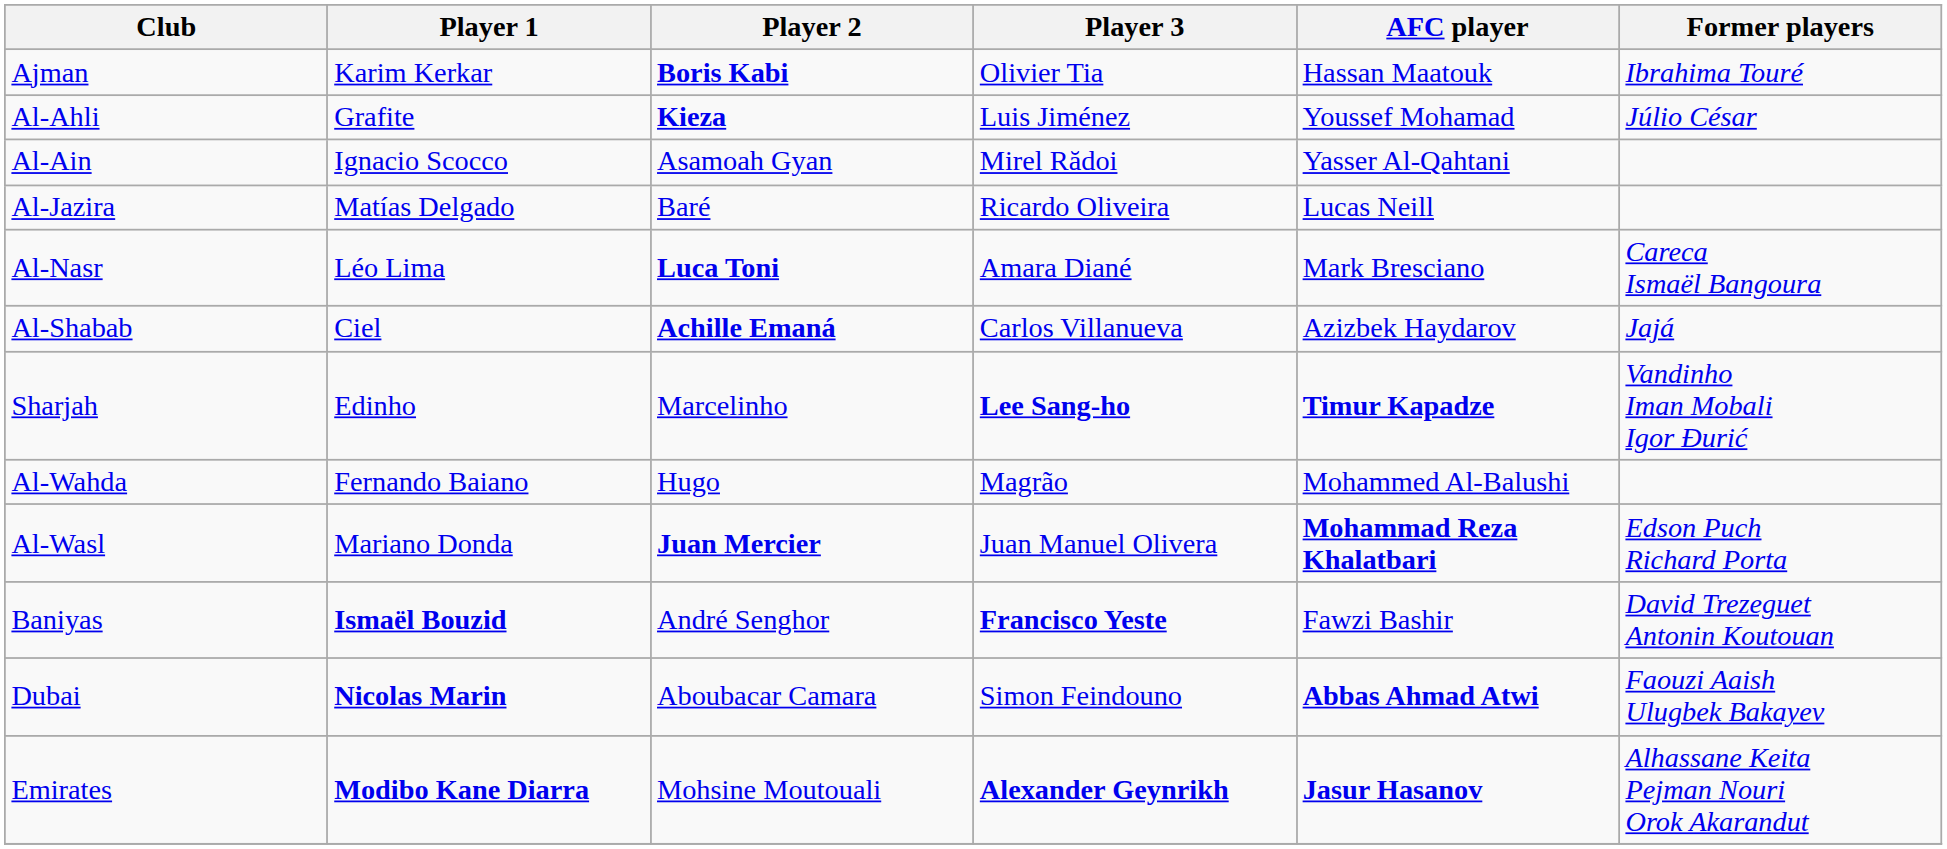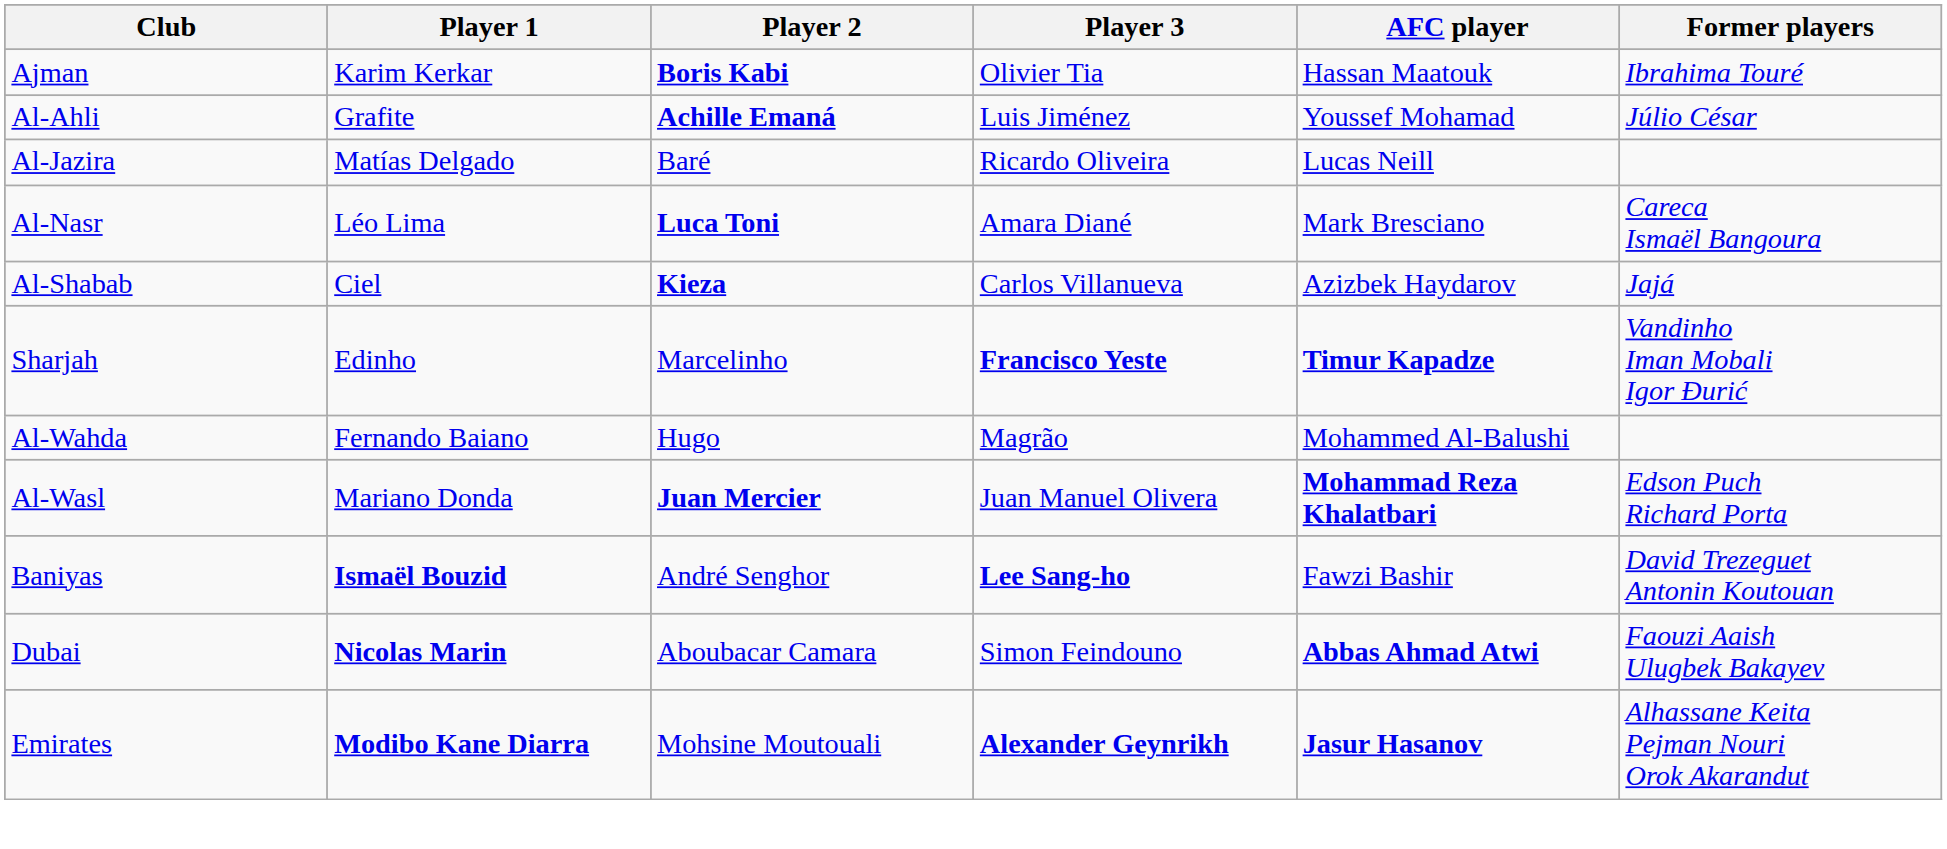(692, 116) Kieza -> (746, 116) Achille Emaná
- row: (52, 161)
(746, 328) Achille Emaná -> (692, 283) Kieza
(1055, 405) Lee Sang-ho -> (1073, 360) Francisco Yeste
(1073, 619) Francisco Yeste -> (1055, 574) Lee Sang-ho
